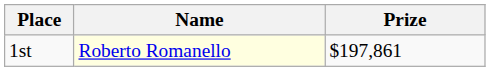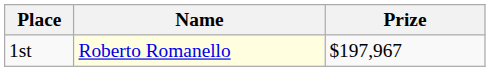(366, 50) $197,861 -> (366, 50) $197,967
